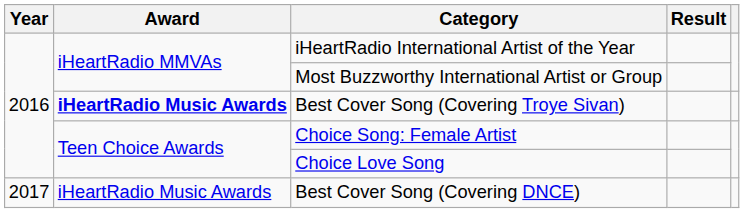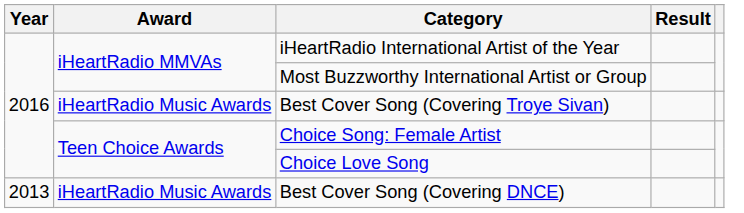(172, 105) bold -> (165, 105) normal
(29, 192) 2017 -> (29, 192) 2013
